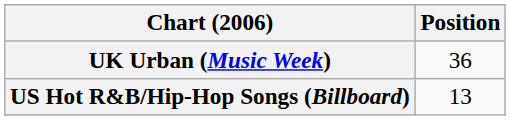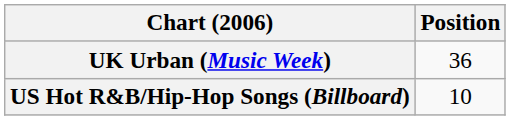(460, 96) 13 -> (460, 96) 10
